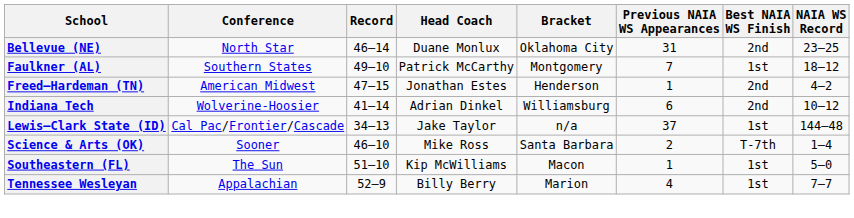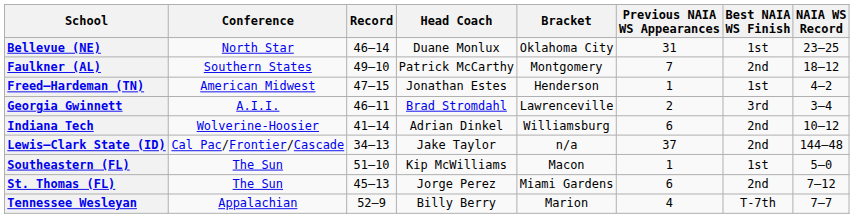(758, 47) 2nd -> (758, 47) 1st
(758, 67) 1st -> (758, 67) 2nd
(758, 86) 2nd -> (758, 86) 1st
+ row: (65, 106)
(758, 125) 1st -> (758, 145) 2nd
- row: (76, 145)
+ row: (61, 184)
(758, 184) 1st -> (758, 203) T-7th
